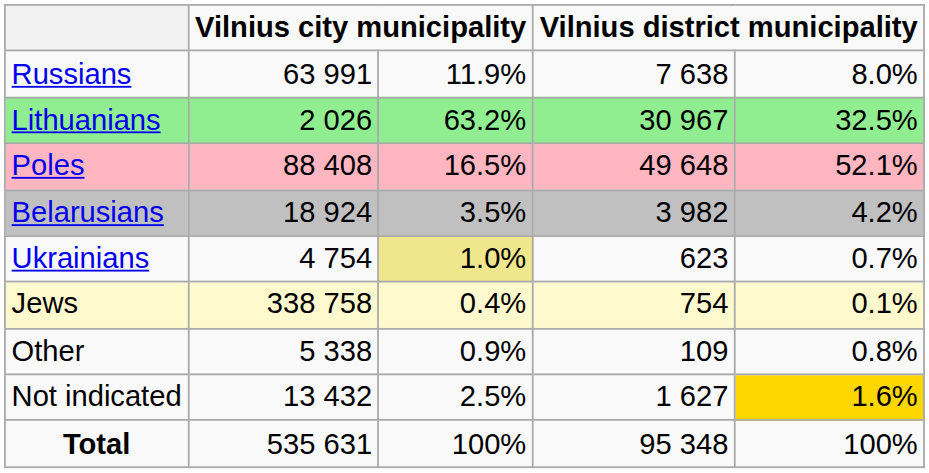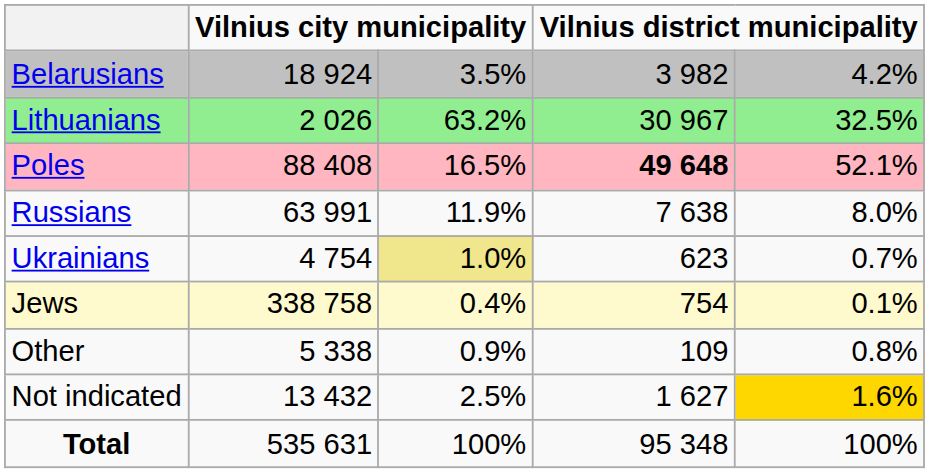rows swapped: (88, 212) <-> (72, 73)
(684, 166) normal -> (684, 166) bold
